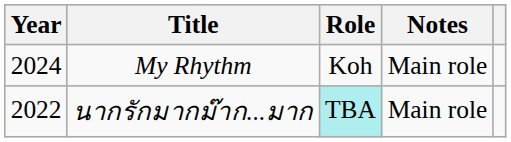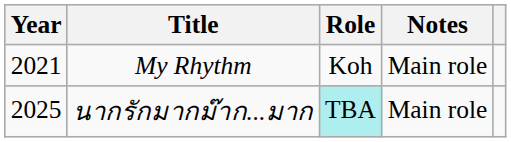(36, 65) 2024 -> (36, 65) 2021
(36, 110) 2022 -> (36, 110) 2025
